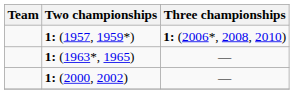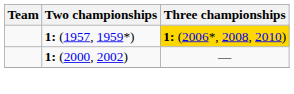(225, 36) no background -> (225, 36) gold background
- row: (90, 57)
